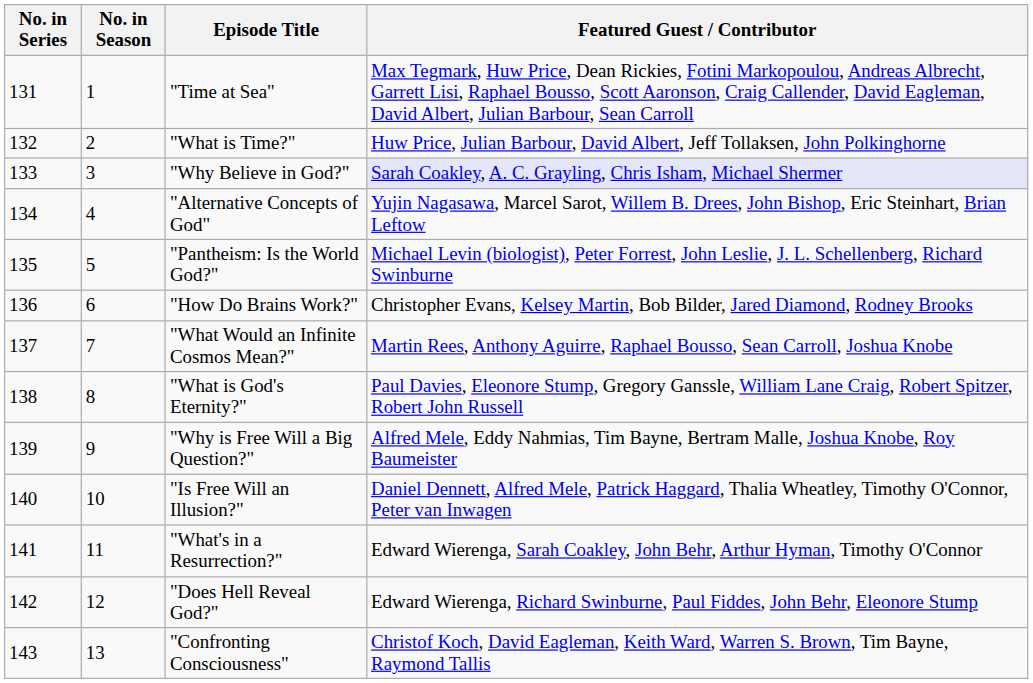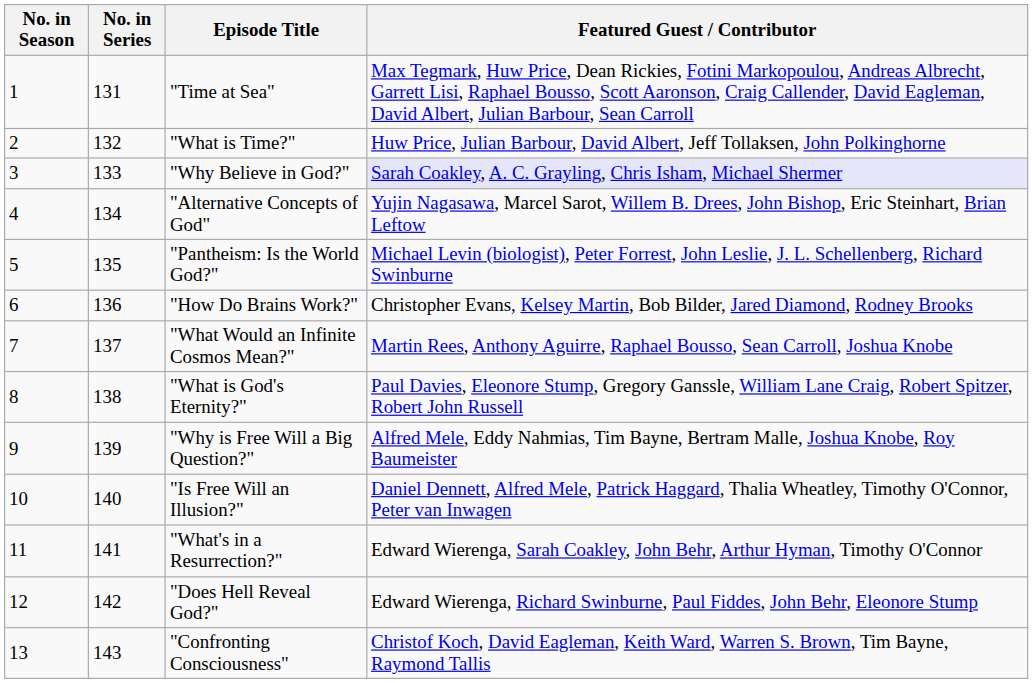columns swapped: (43, 30) <-> (123, 30)
